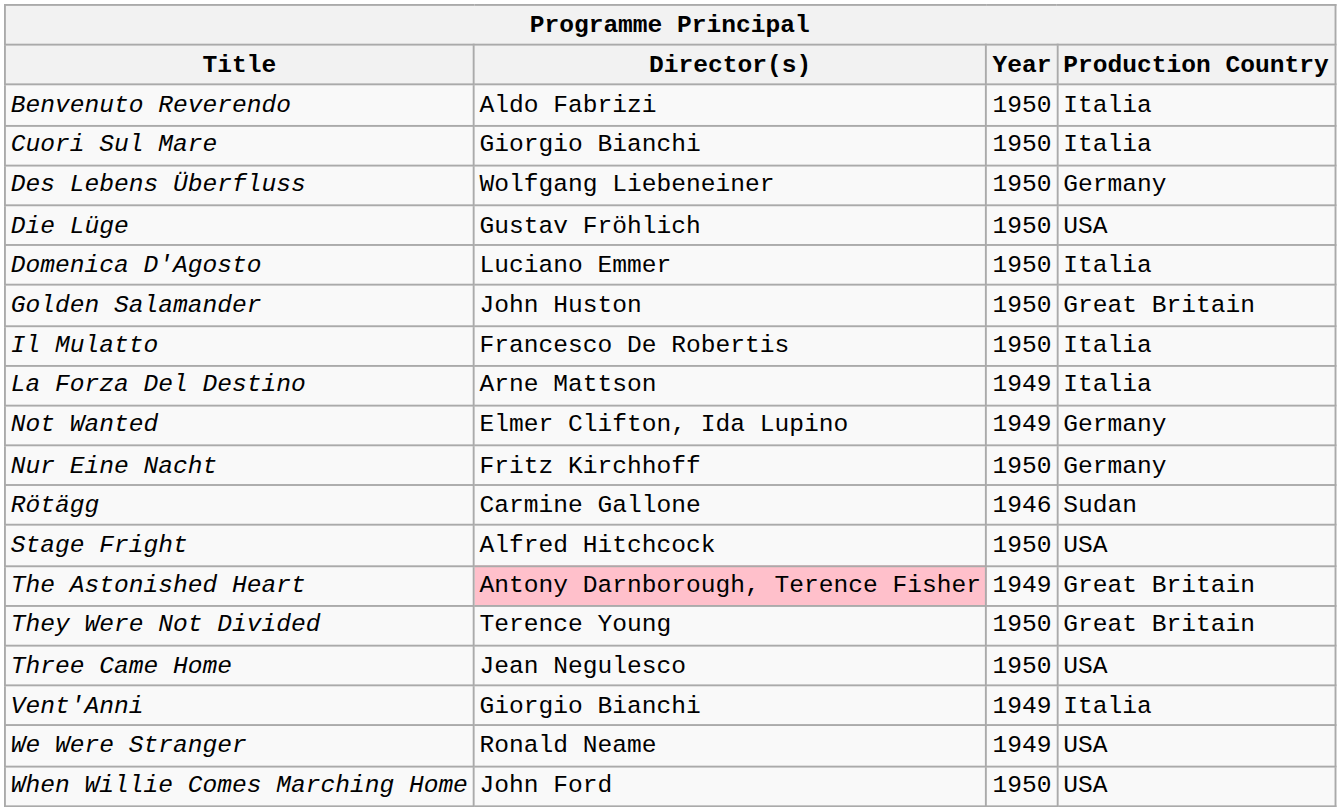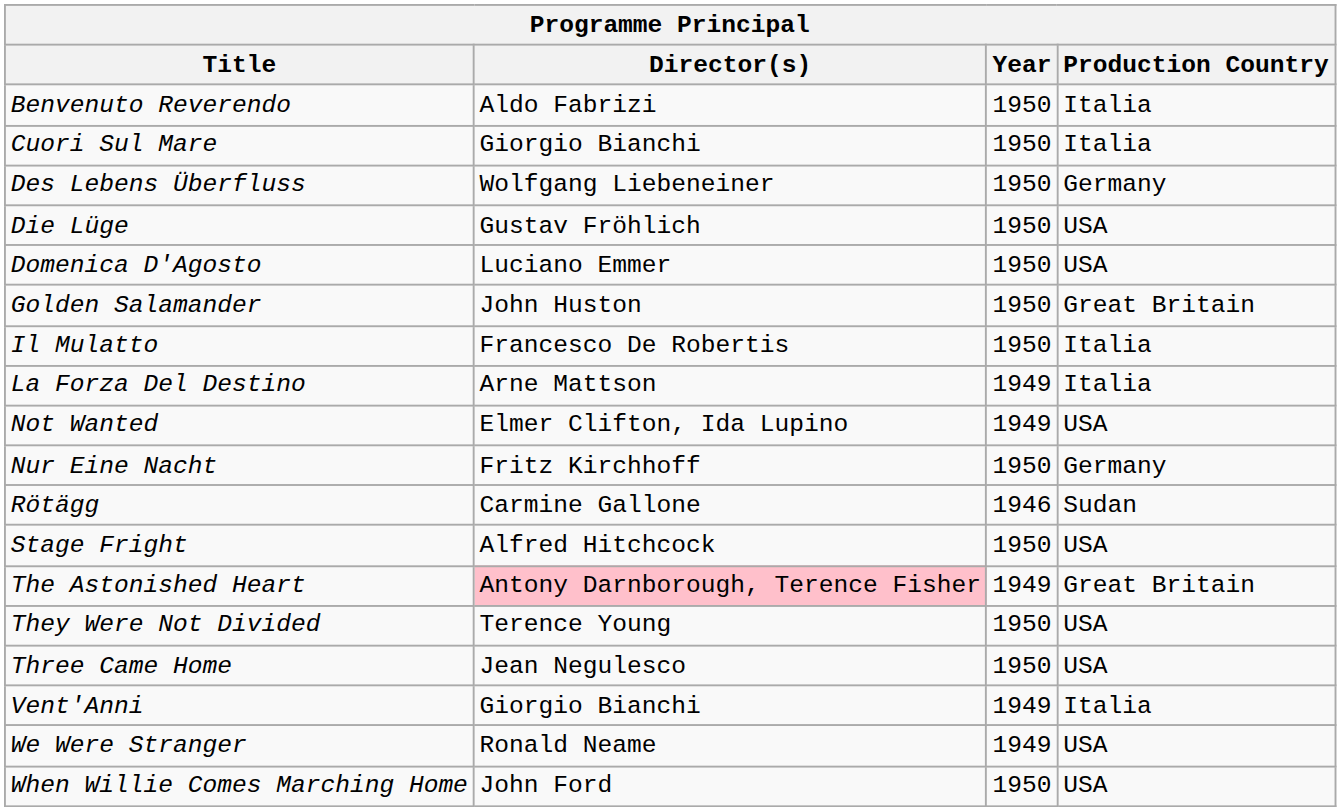(1108, 265) Italia -> (1085, 265) USA
(1115, 425) Germany -> (1085, 425) USA
(1159, 626) Great Britain -> (1085, 626) USA
